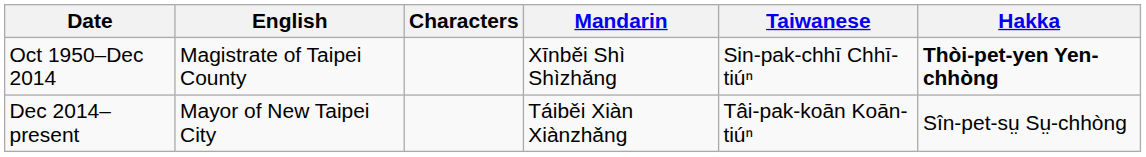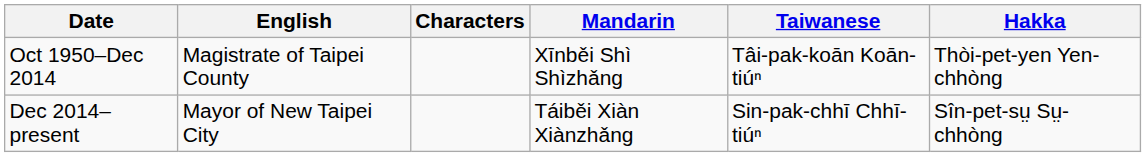(811, 66) Sin-pak-chhī Chhī-tiúⁿ -> (824, 66) Tâi-pak-koān Koān-tiúⁿ
(1011, 66) bold -> (1017, 66) normal
(815, 122) Tâi-pak-koān Koān-tiúⁿ -> (819, 122) Sin-pak-chhī Chhī-tiúⁿ
